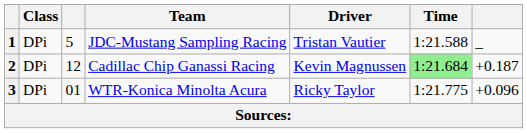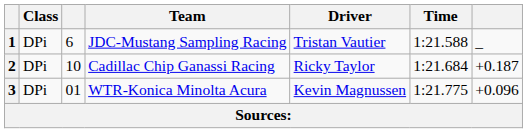(69, 41) 5 -> (69, 41) 6
(73, 66) 12 -> (73, 66) 10
(350, 66) Kevin Magnussen -> (334, 66) Ricky Taylor
(441, 66) lightgreen background -> (441, 66) no background
(334, 90) Ricky Taylor -> (350, 90) Kevin Magnussen
